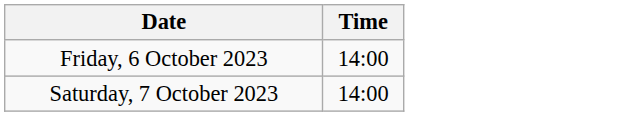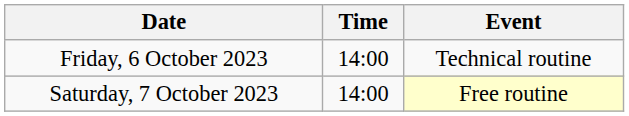+ column: (514, 22)
